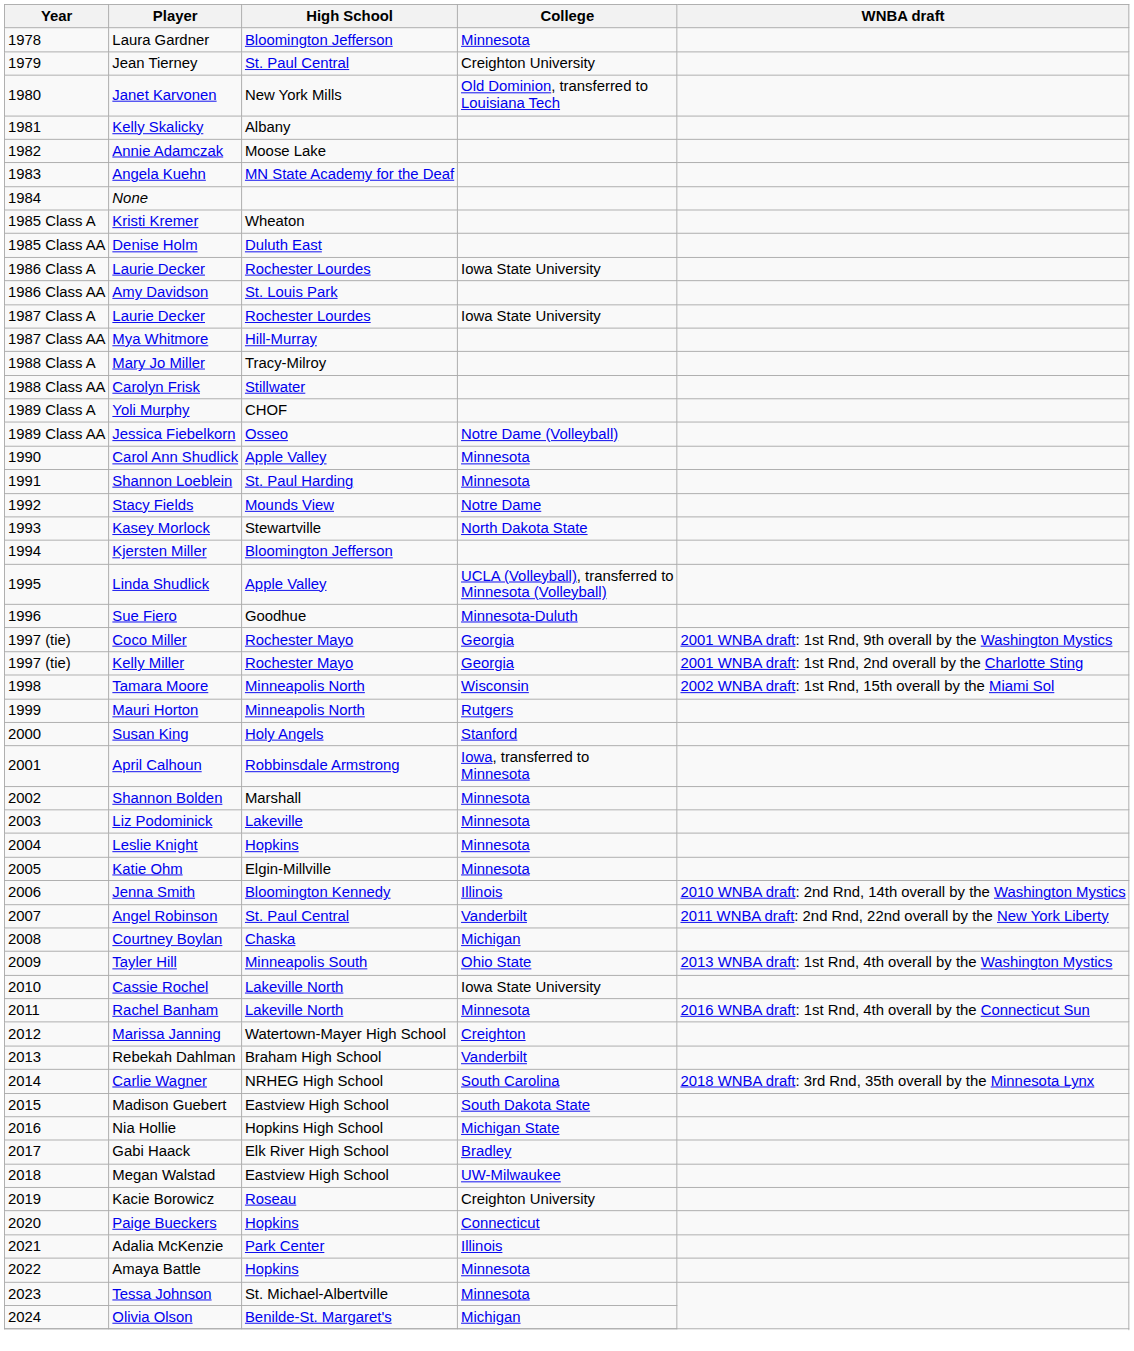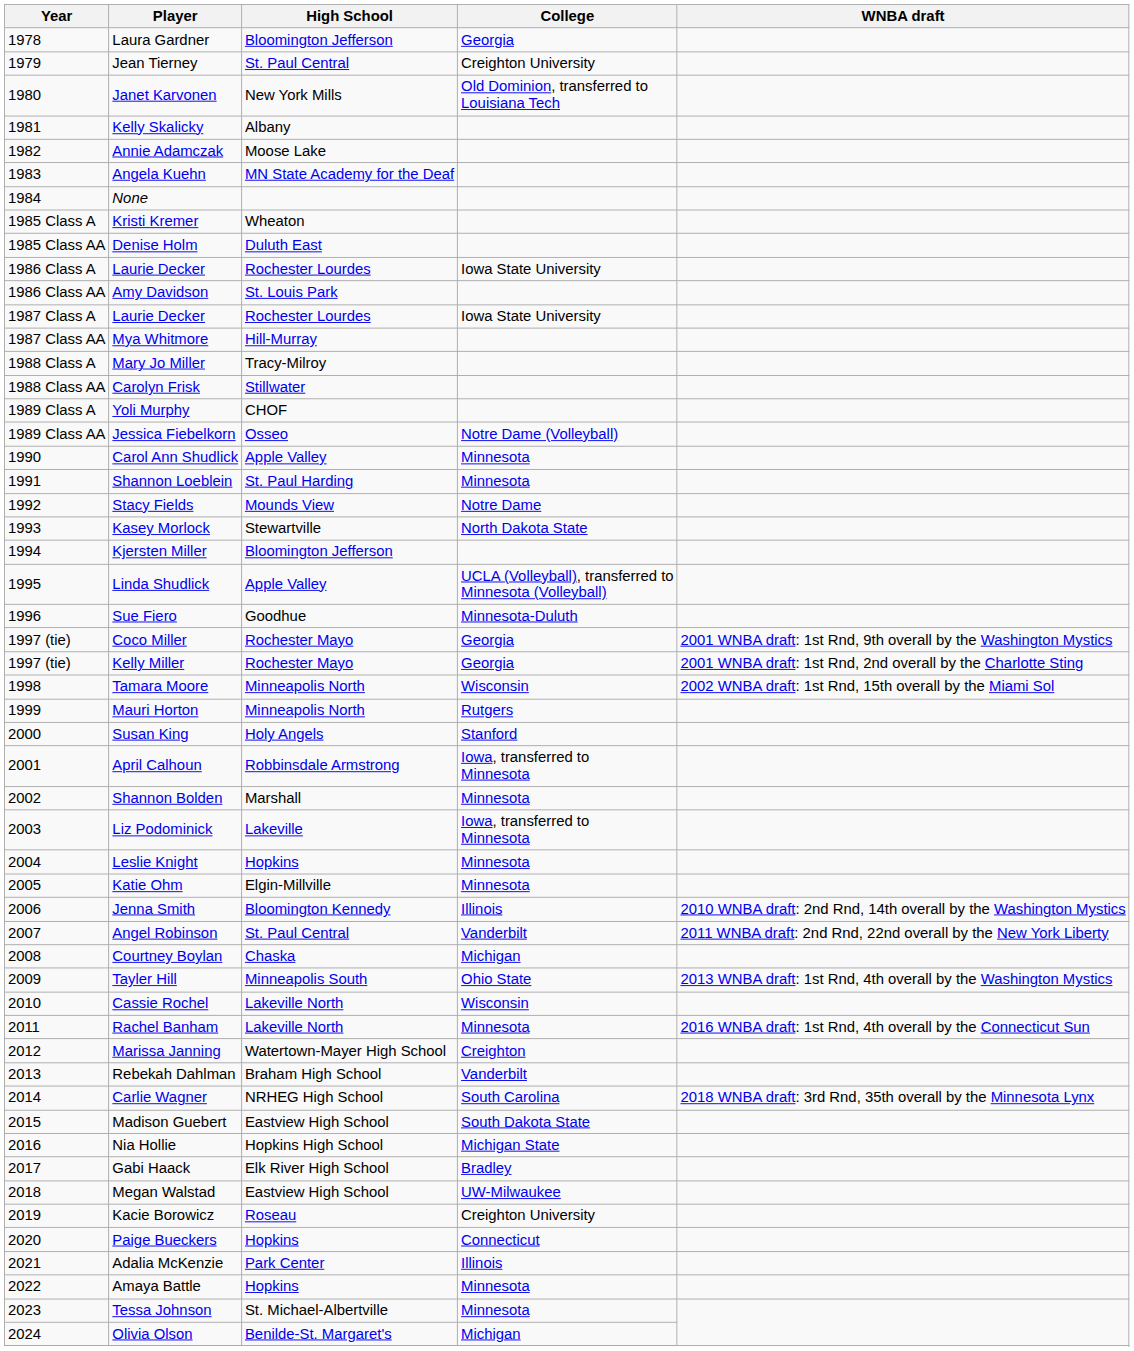(495, 39) Minnesota -> (488, 39) Georgia
(495, 821) Minnesota -> (525, 830) Iowa, transferred to Minnesota
(531, 986) Iowa State University -> (495, 1003) Wisconsin
